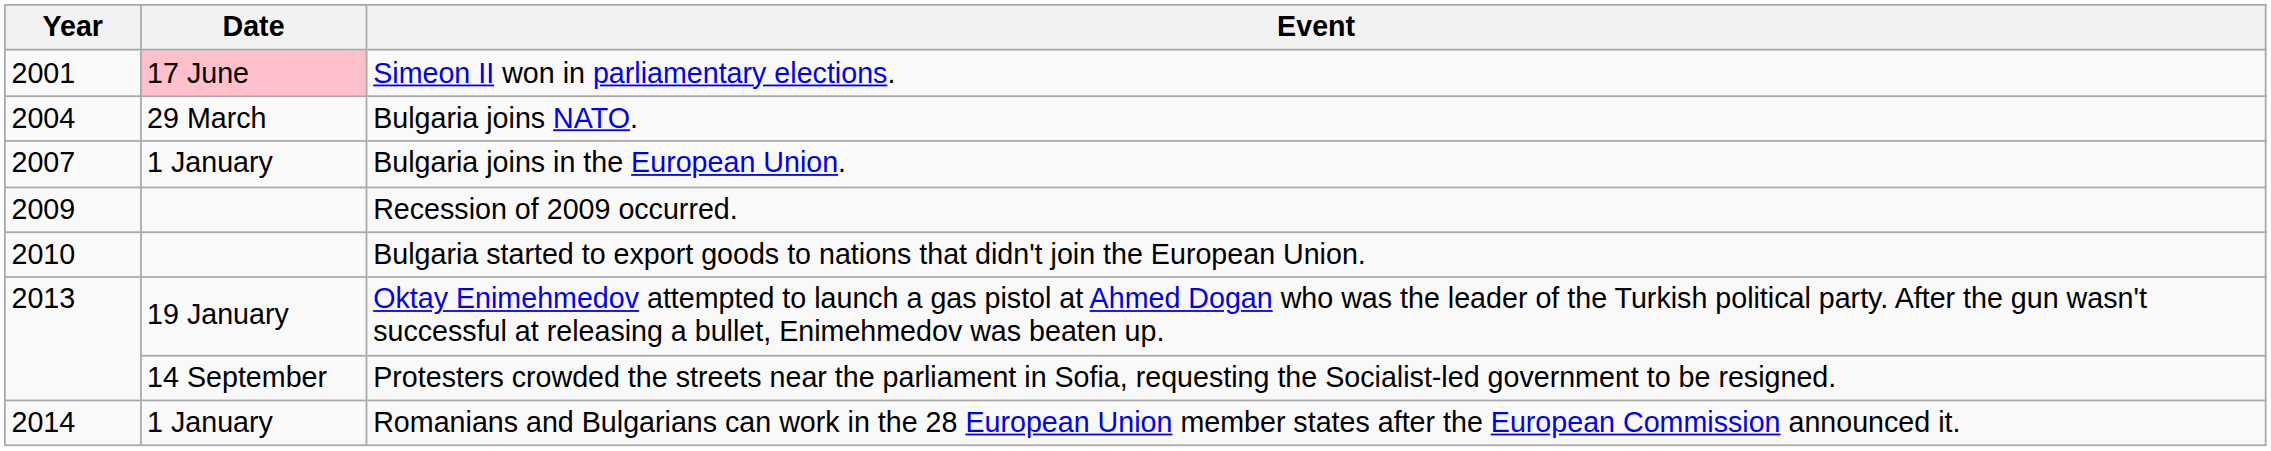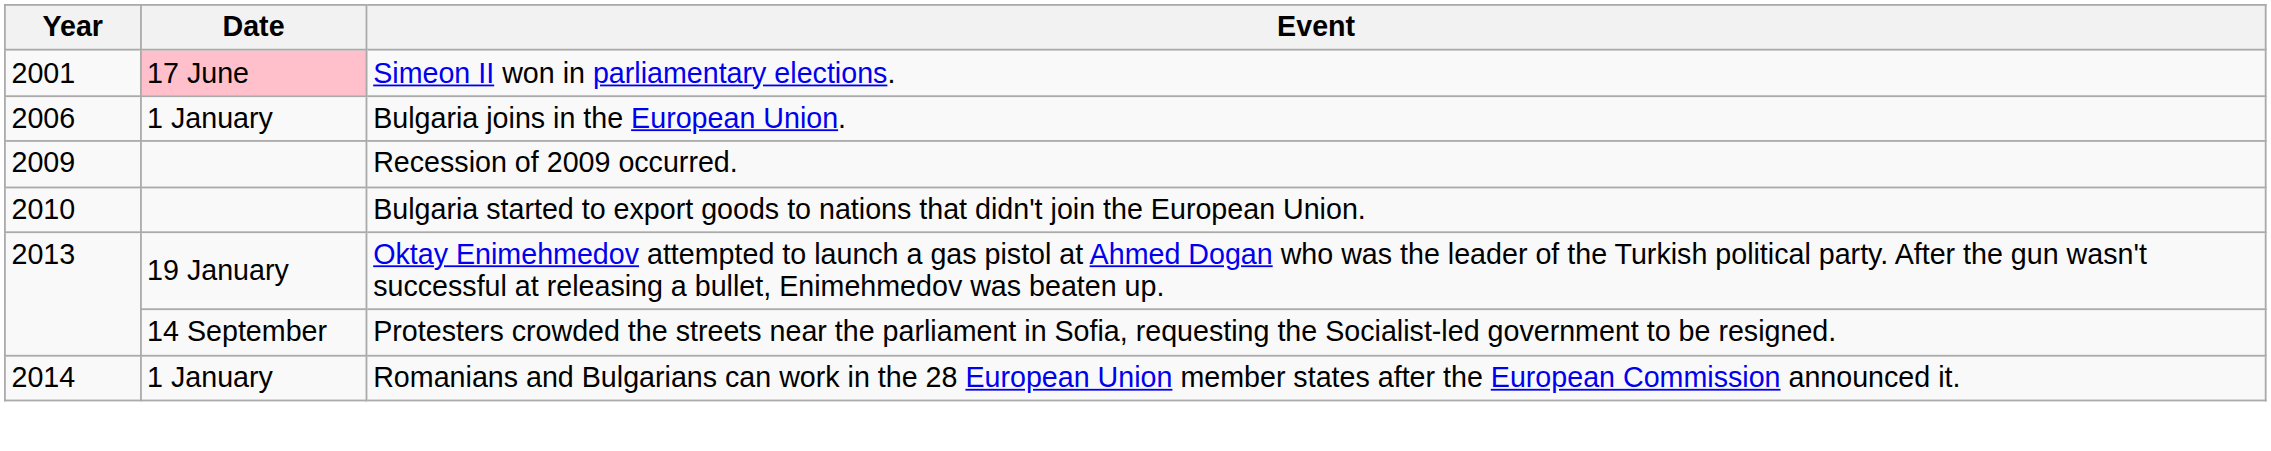- row: (506, 118)
(43, 163) 2007 -> (43, 118) 2006
